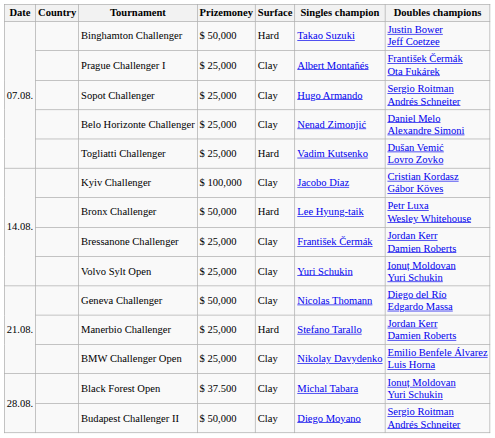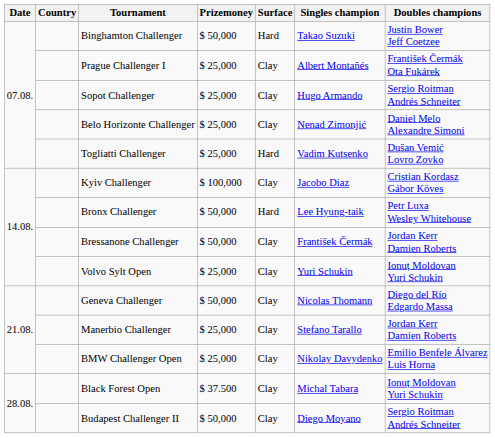(218, 241) $ 25,000 -> (218, 241) $ 50,000
(268, 329) Hard -> (268, 329) Clay
